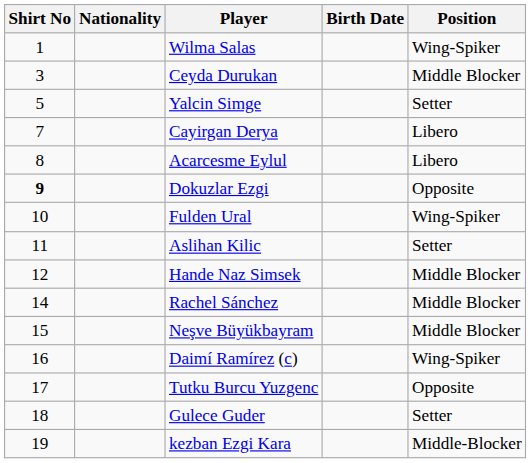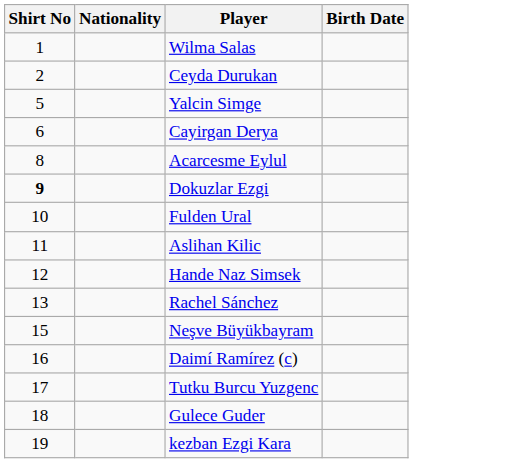- column: (467, 18)
(40, 75) 3 -> (40, 75) 2
(40, 132) 7 -> (40, 132) 6
(40, 302) 14 -> (40, 302) 13
